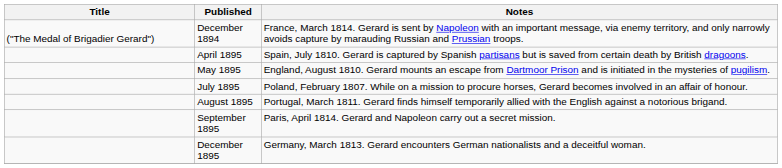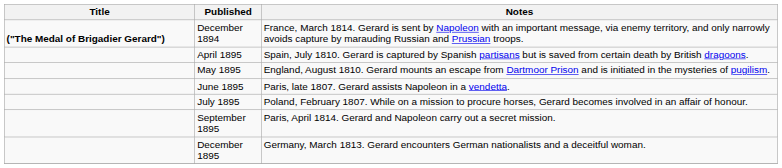(80, 39) normal -> (86, 39) bold
+ row: (220, 86)
- row: (225, 102)
